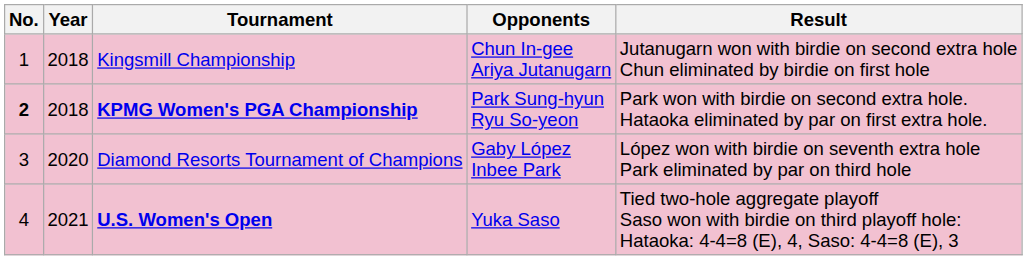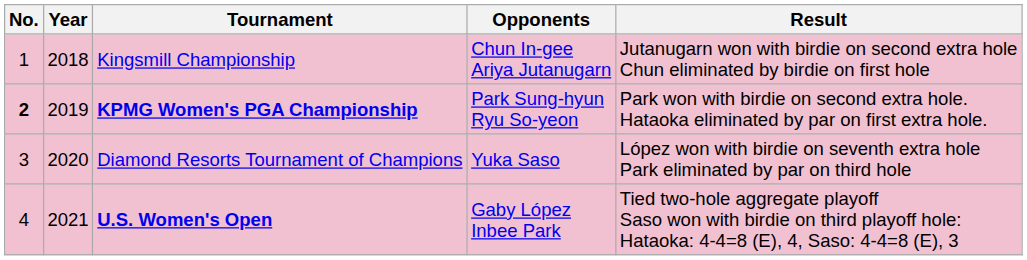(68, 109) 2018 -> (68, 109) 2019
(521, 159) Gaby López Inbee Park -> (515, 159) Yuka Saso
(515, 220) Yuka Saso -> (521, 220) Gaby López Inbee Park
